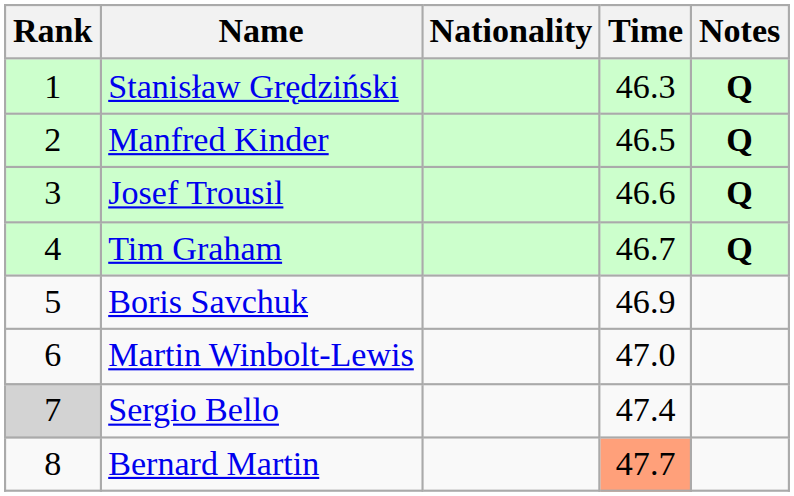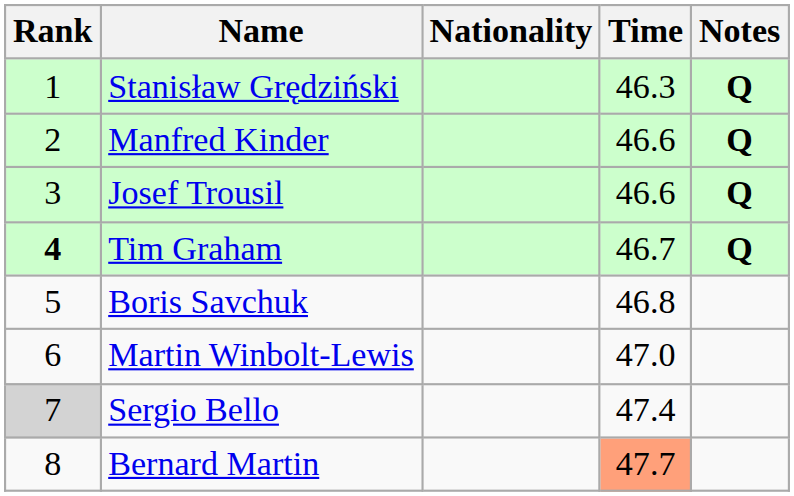(646, 139) 46.5 -> (646, 139) 46.6
(53, 247) normal -> (53, 247) bold
(646, 301) 46.9 -> (646, 301) 46.8
